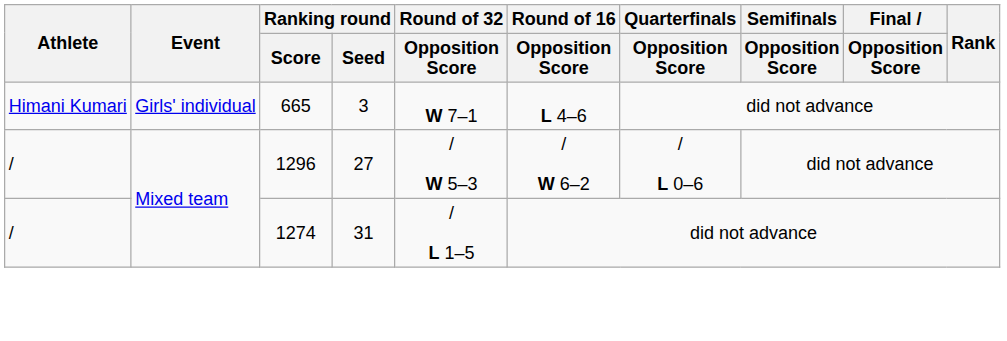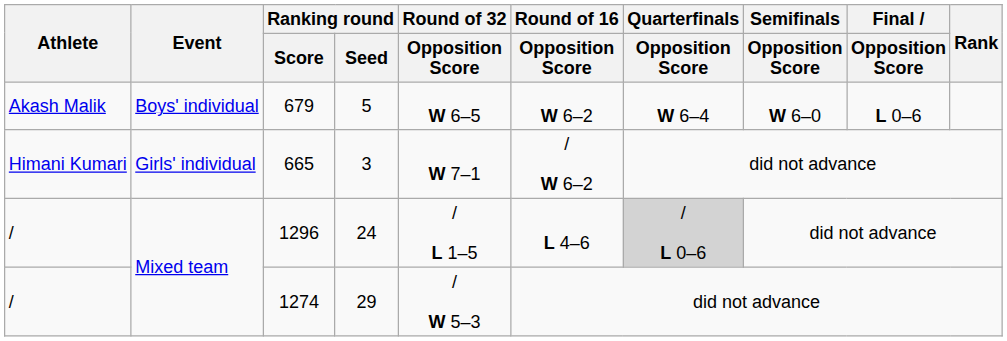+ row: (299, 106)
(564, 116) L 4–6 -> (567, 165) / W 6–2
(364, 165) 27 -> (367, 233) 24
(451, 165) / W 5–3 -> (454, 233) / L 1–5
(564, 165) / W 6–2 -> (567, 243) L 4–6
(680, 165) no background -> (683, 233) lightgrey background
(364, 233) 31 -> (367, 301) 29
(451, 233) / L 1–5 -> (454, 301) / W 5–3
